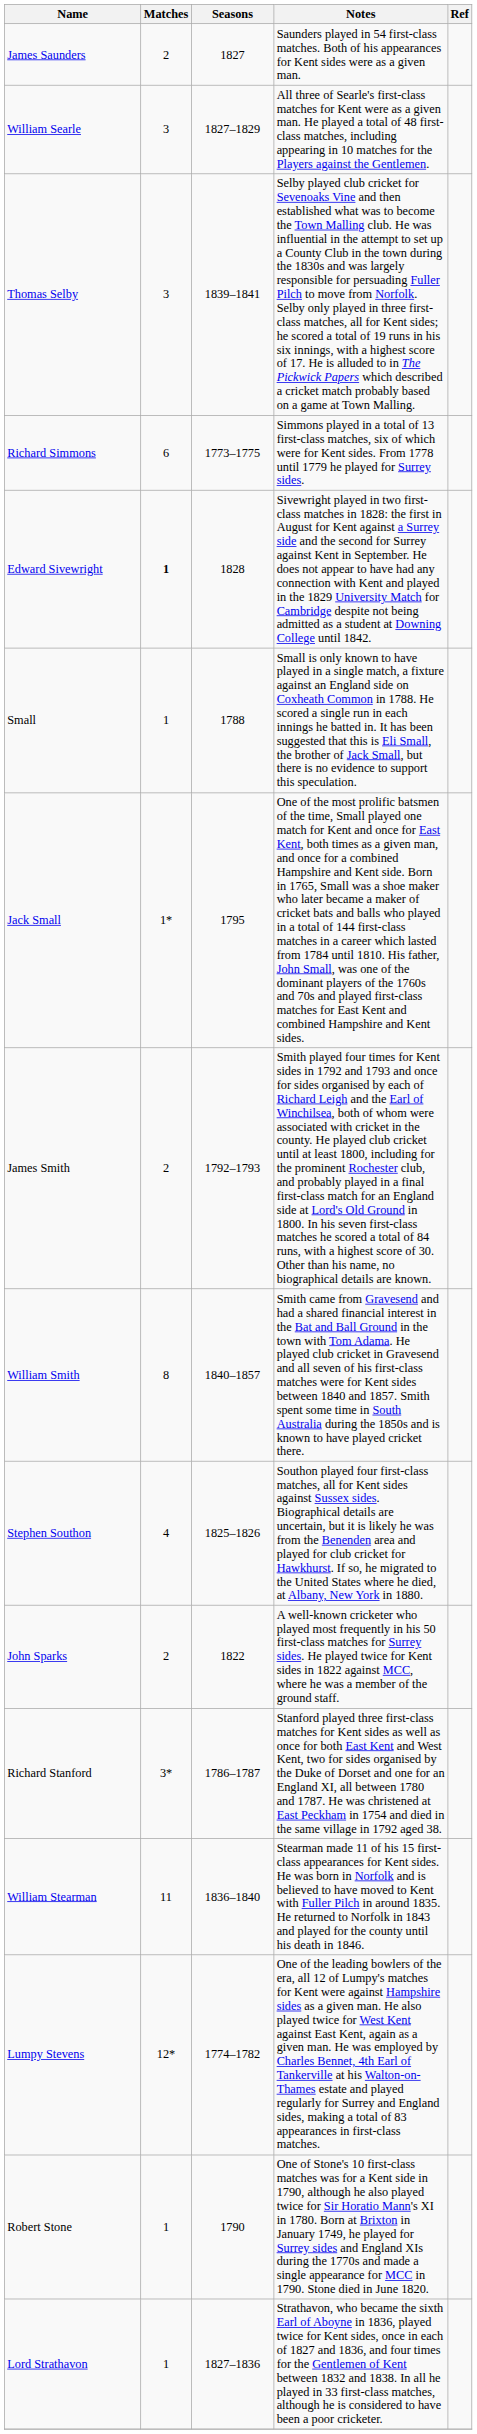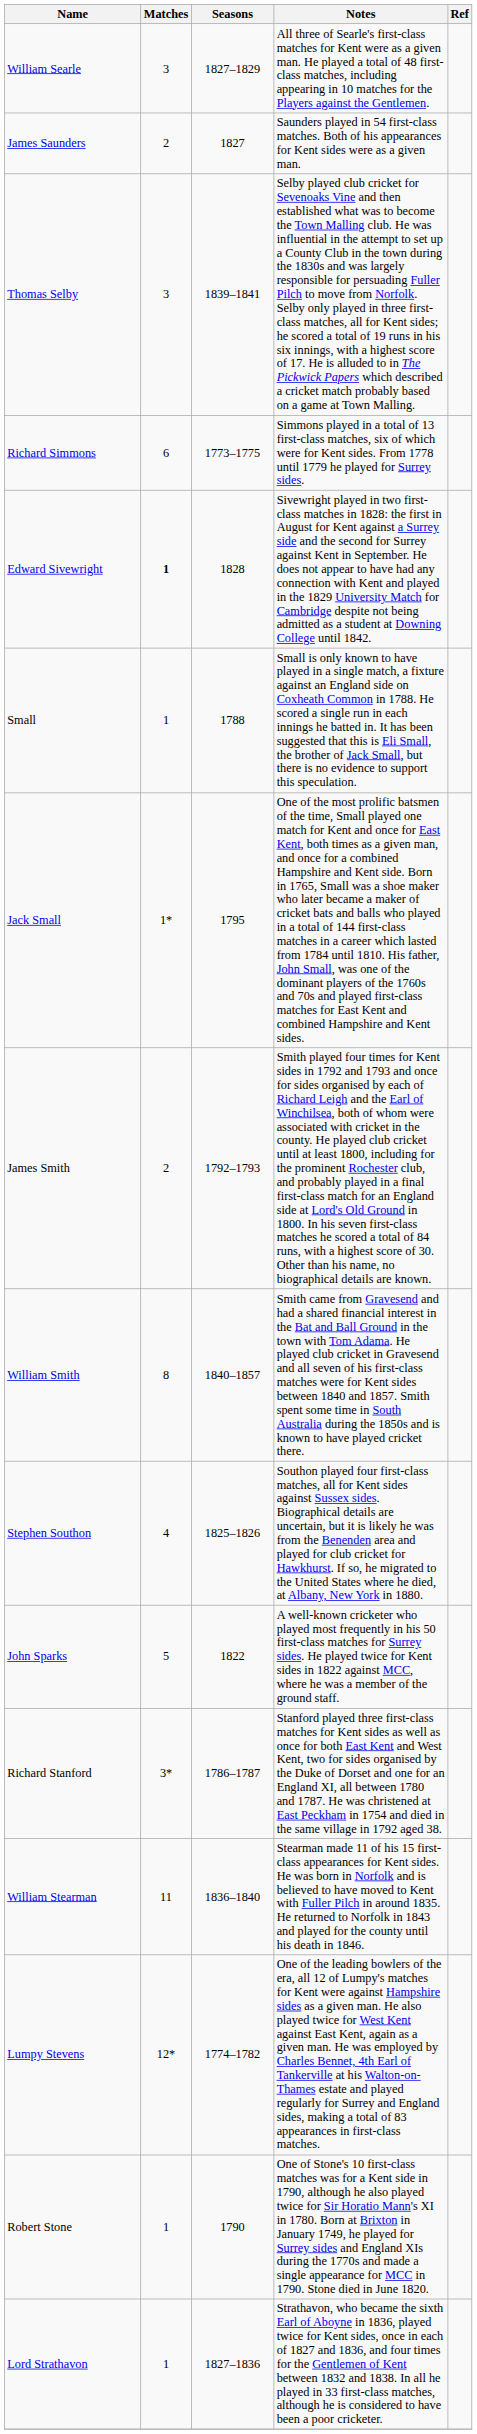rows swapped: (46, 54) <-> (44, 129)
(166, 1656) 2 -> (166, 1656) 5
